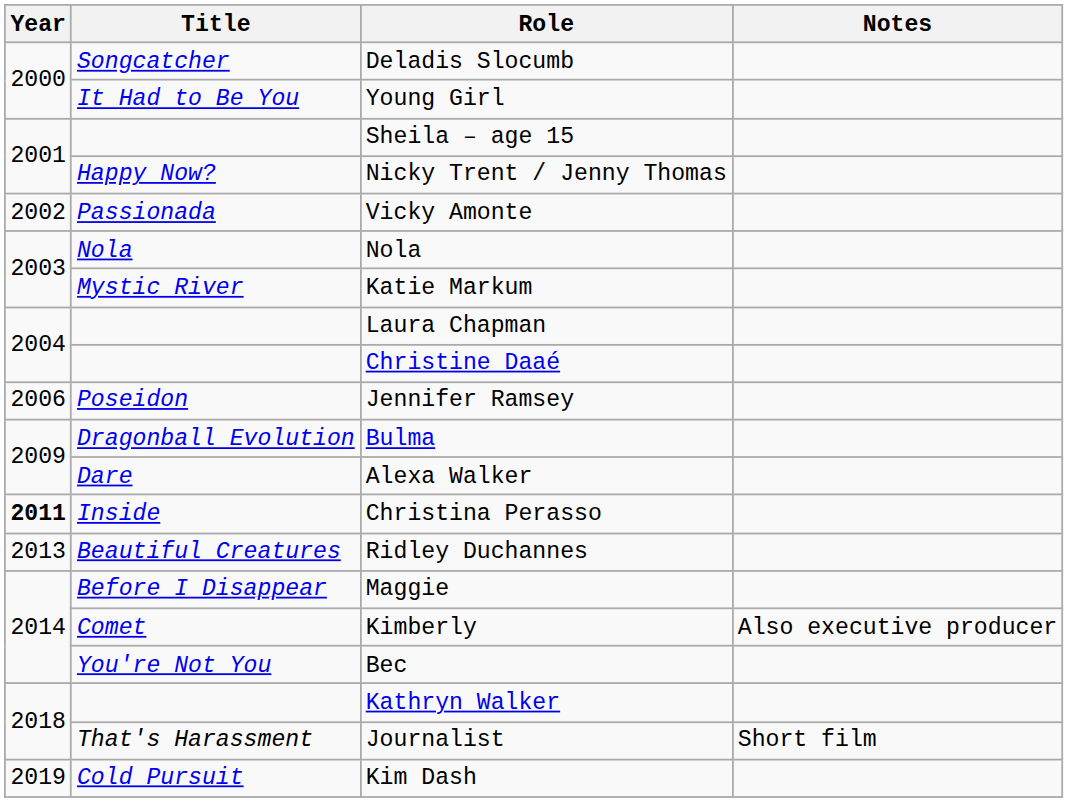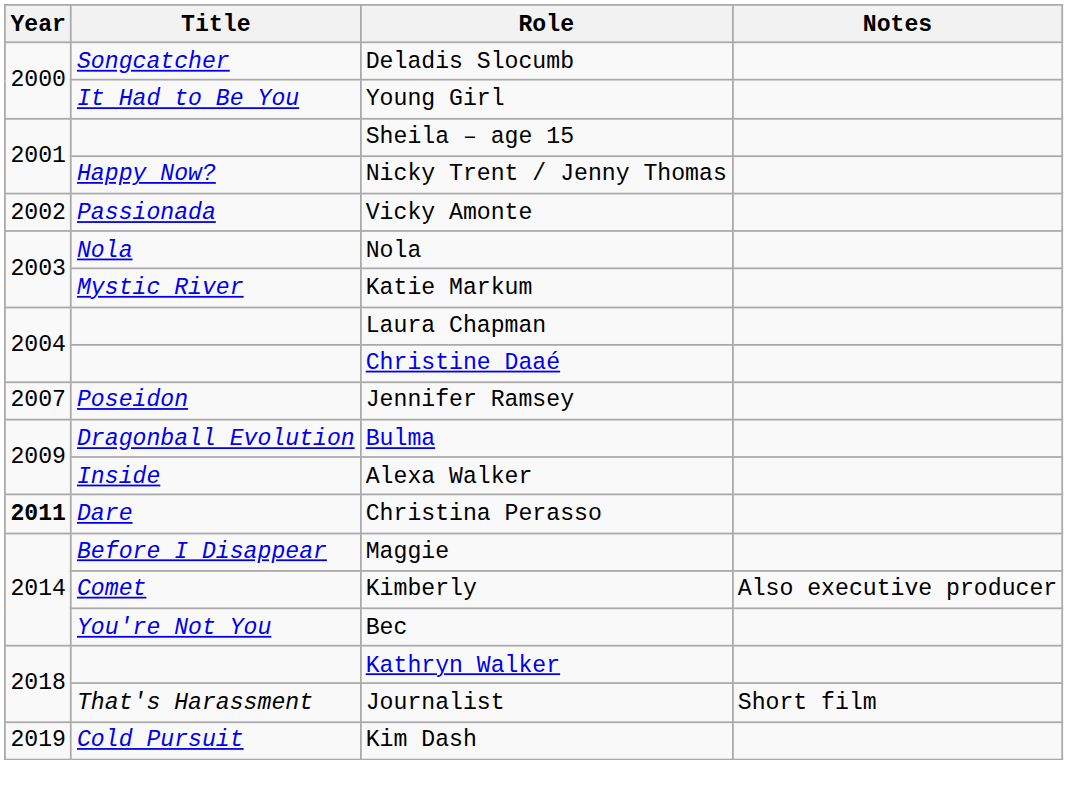(38, 401) 2006 -> (38, 401) 2007
(105, 476) Dare -> (119, 476) Inside
(119, 514) Inside -> (105, 514) Dare
- row: (477, 552)
